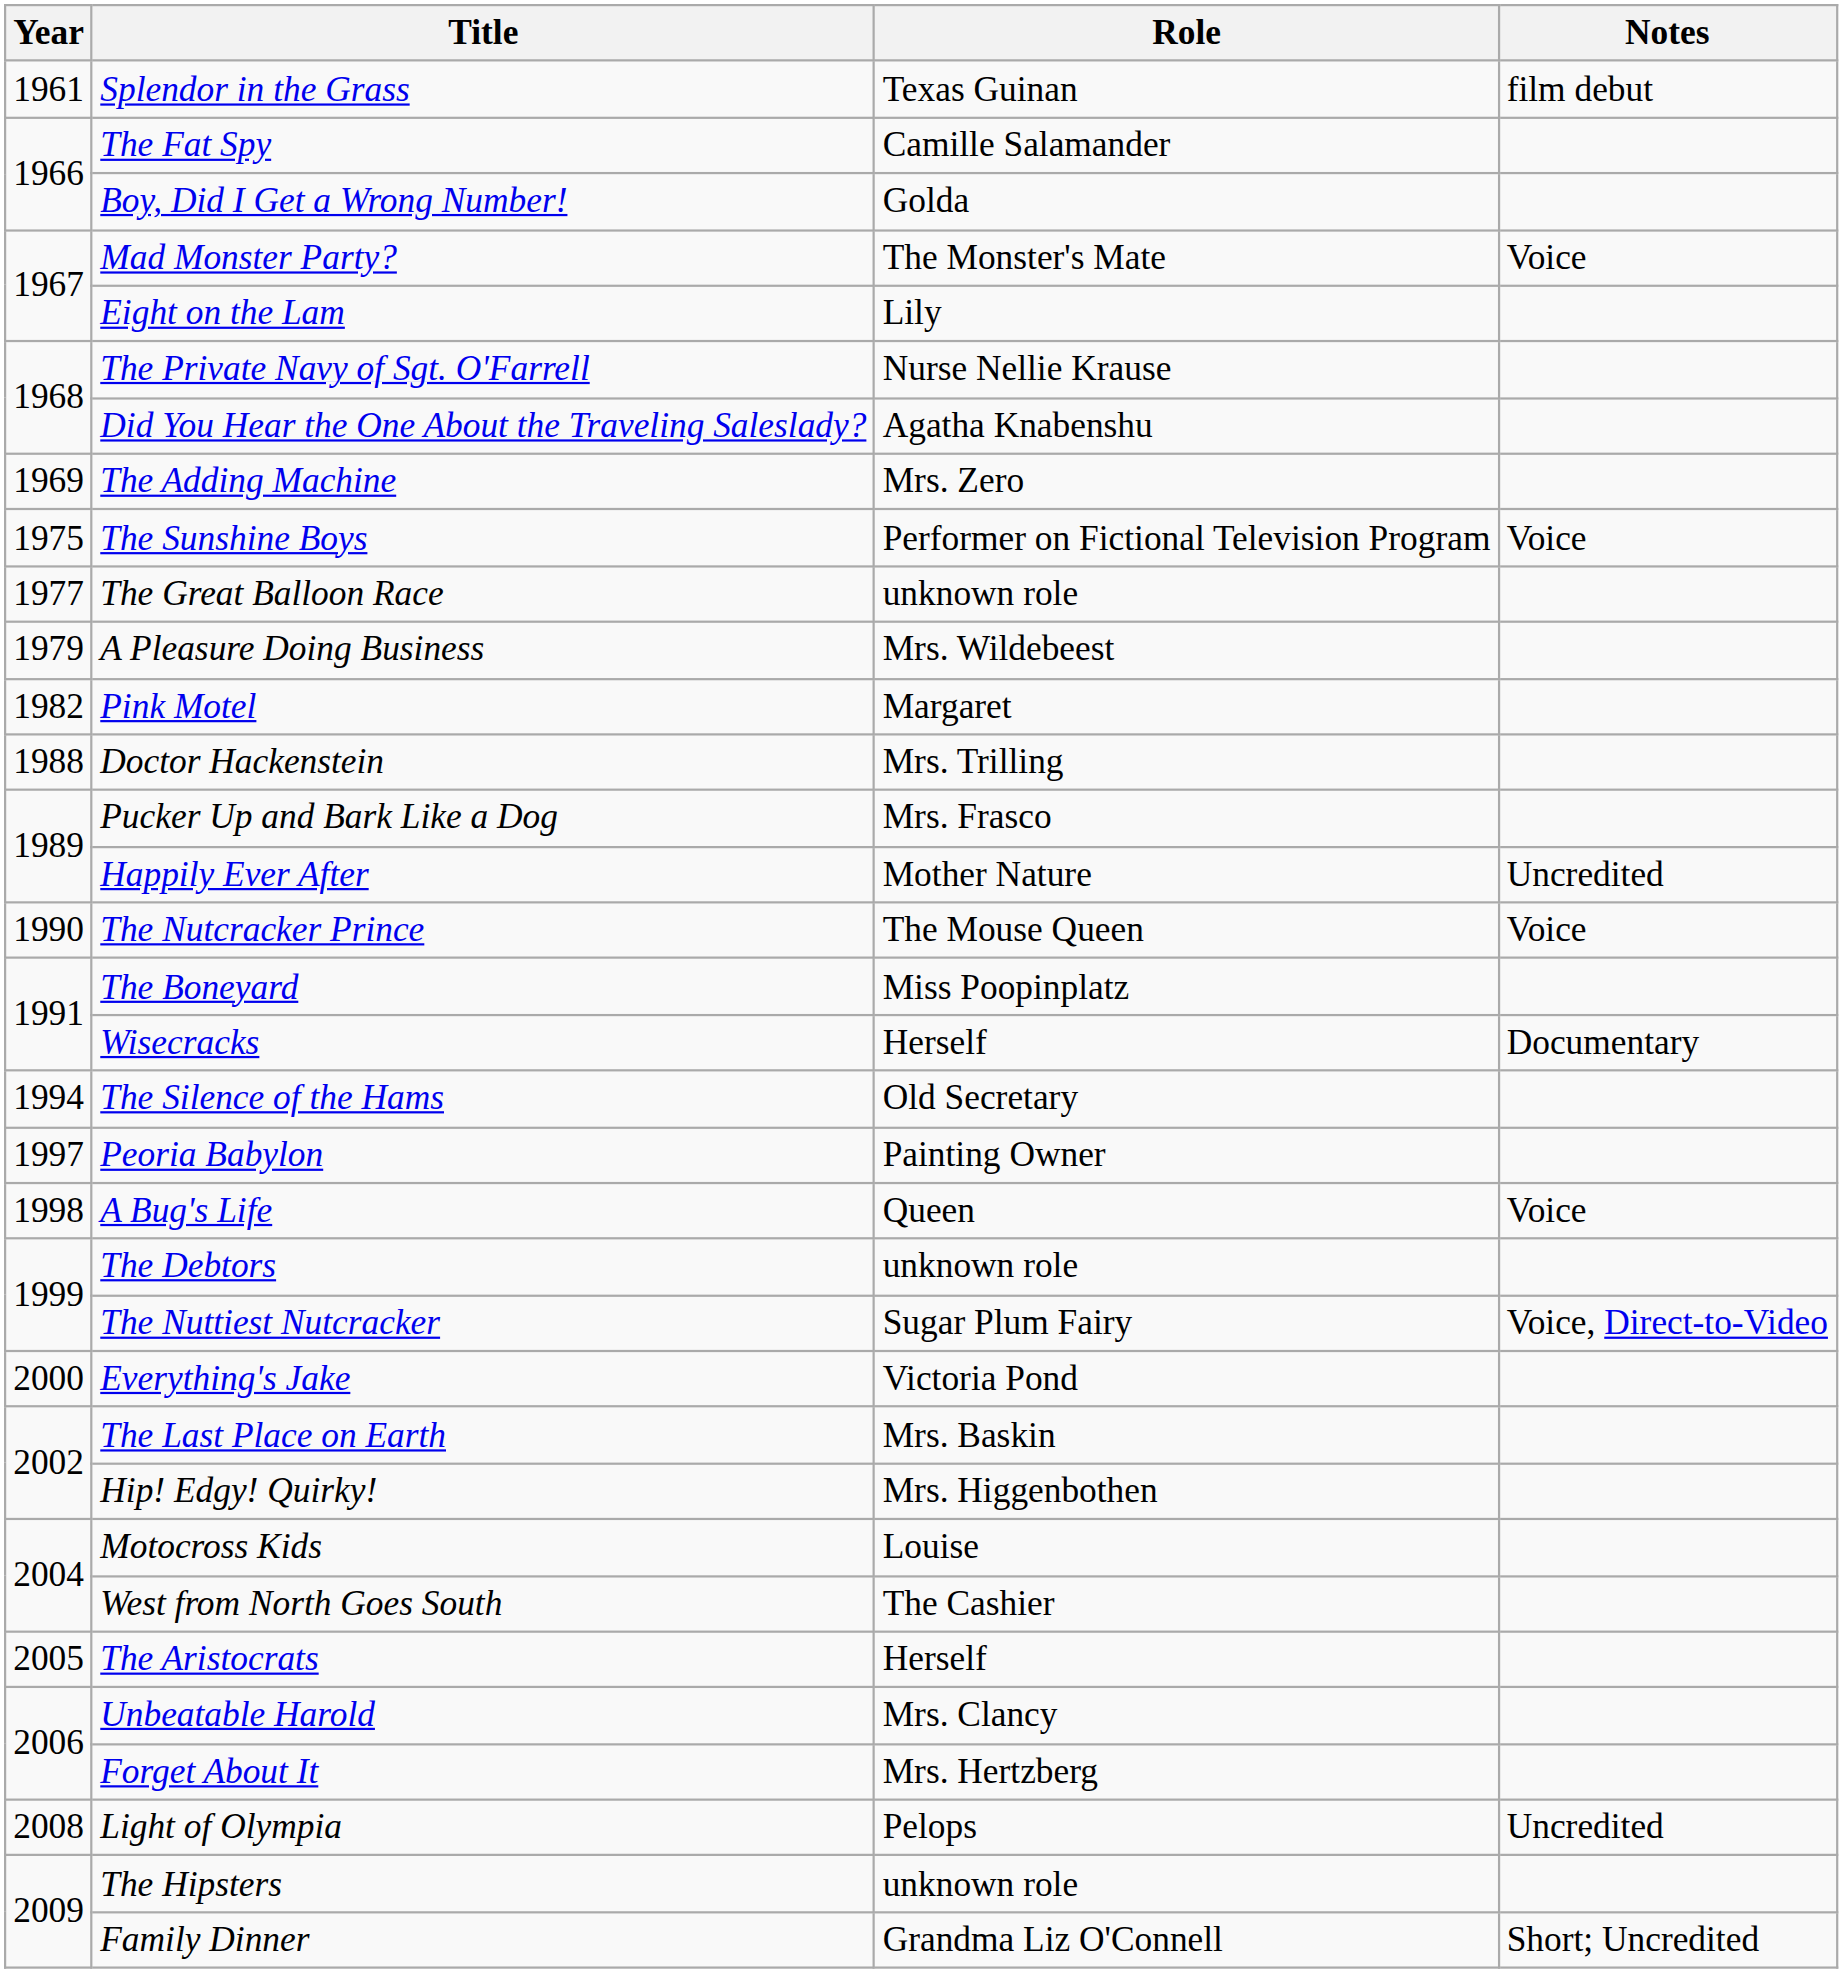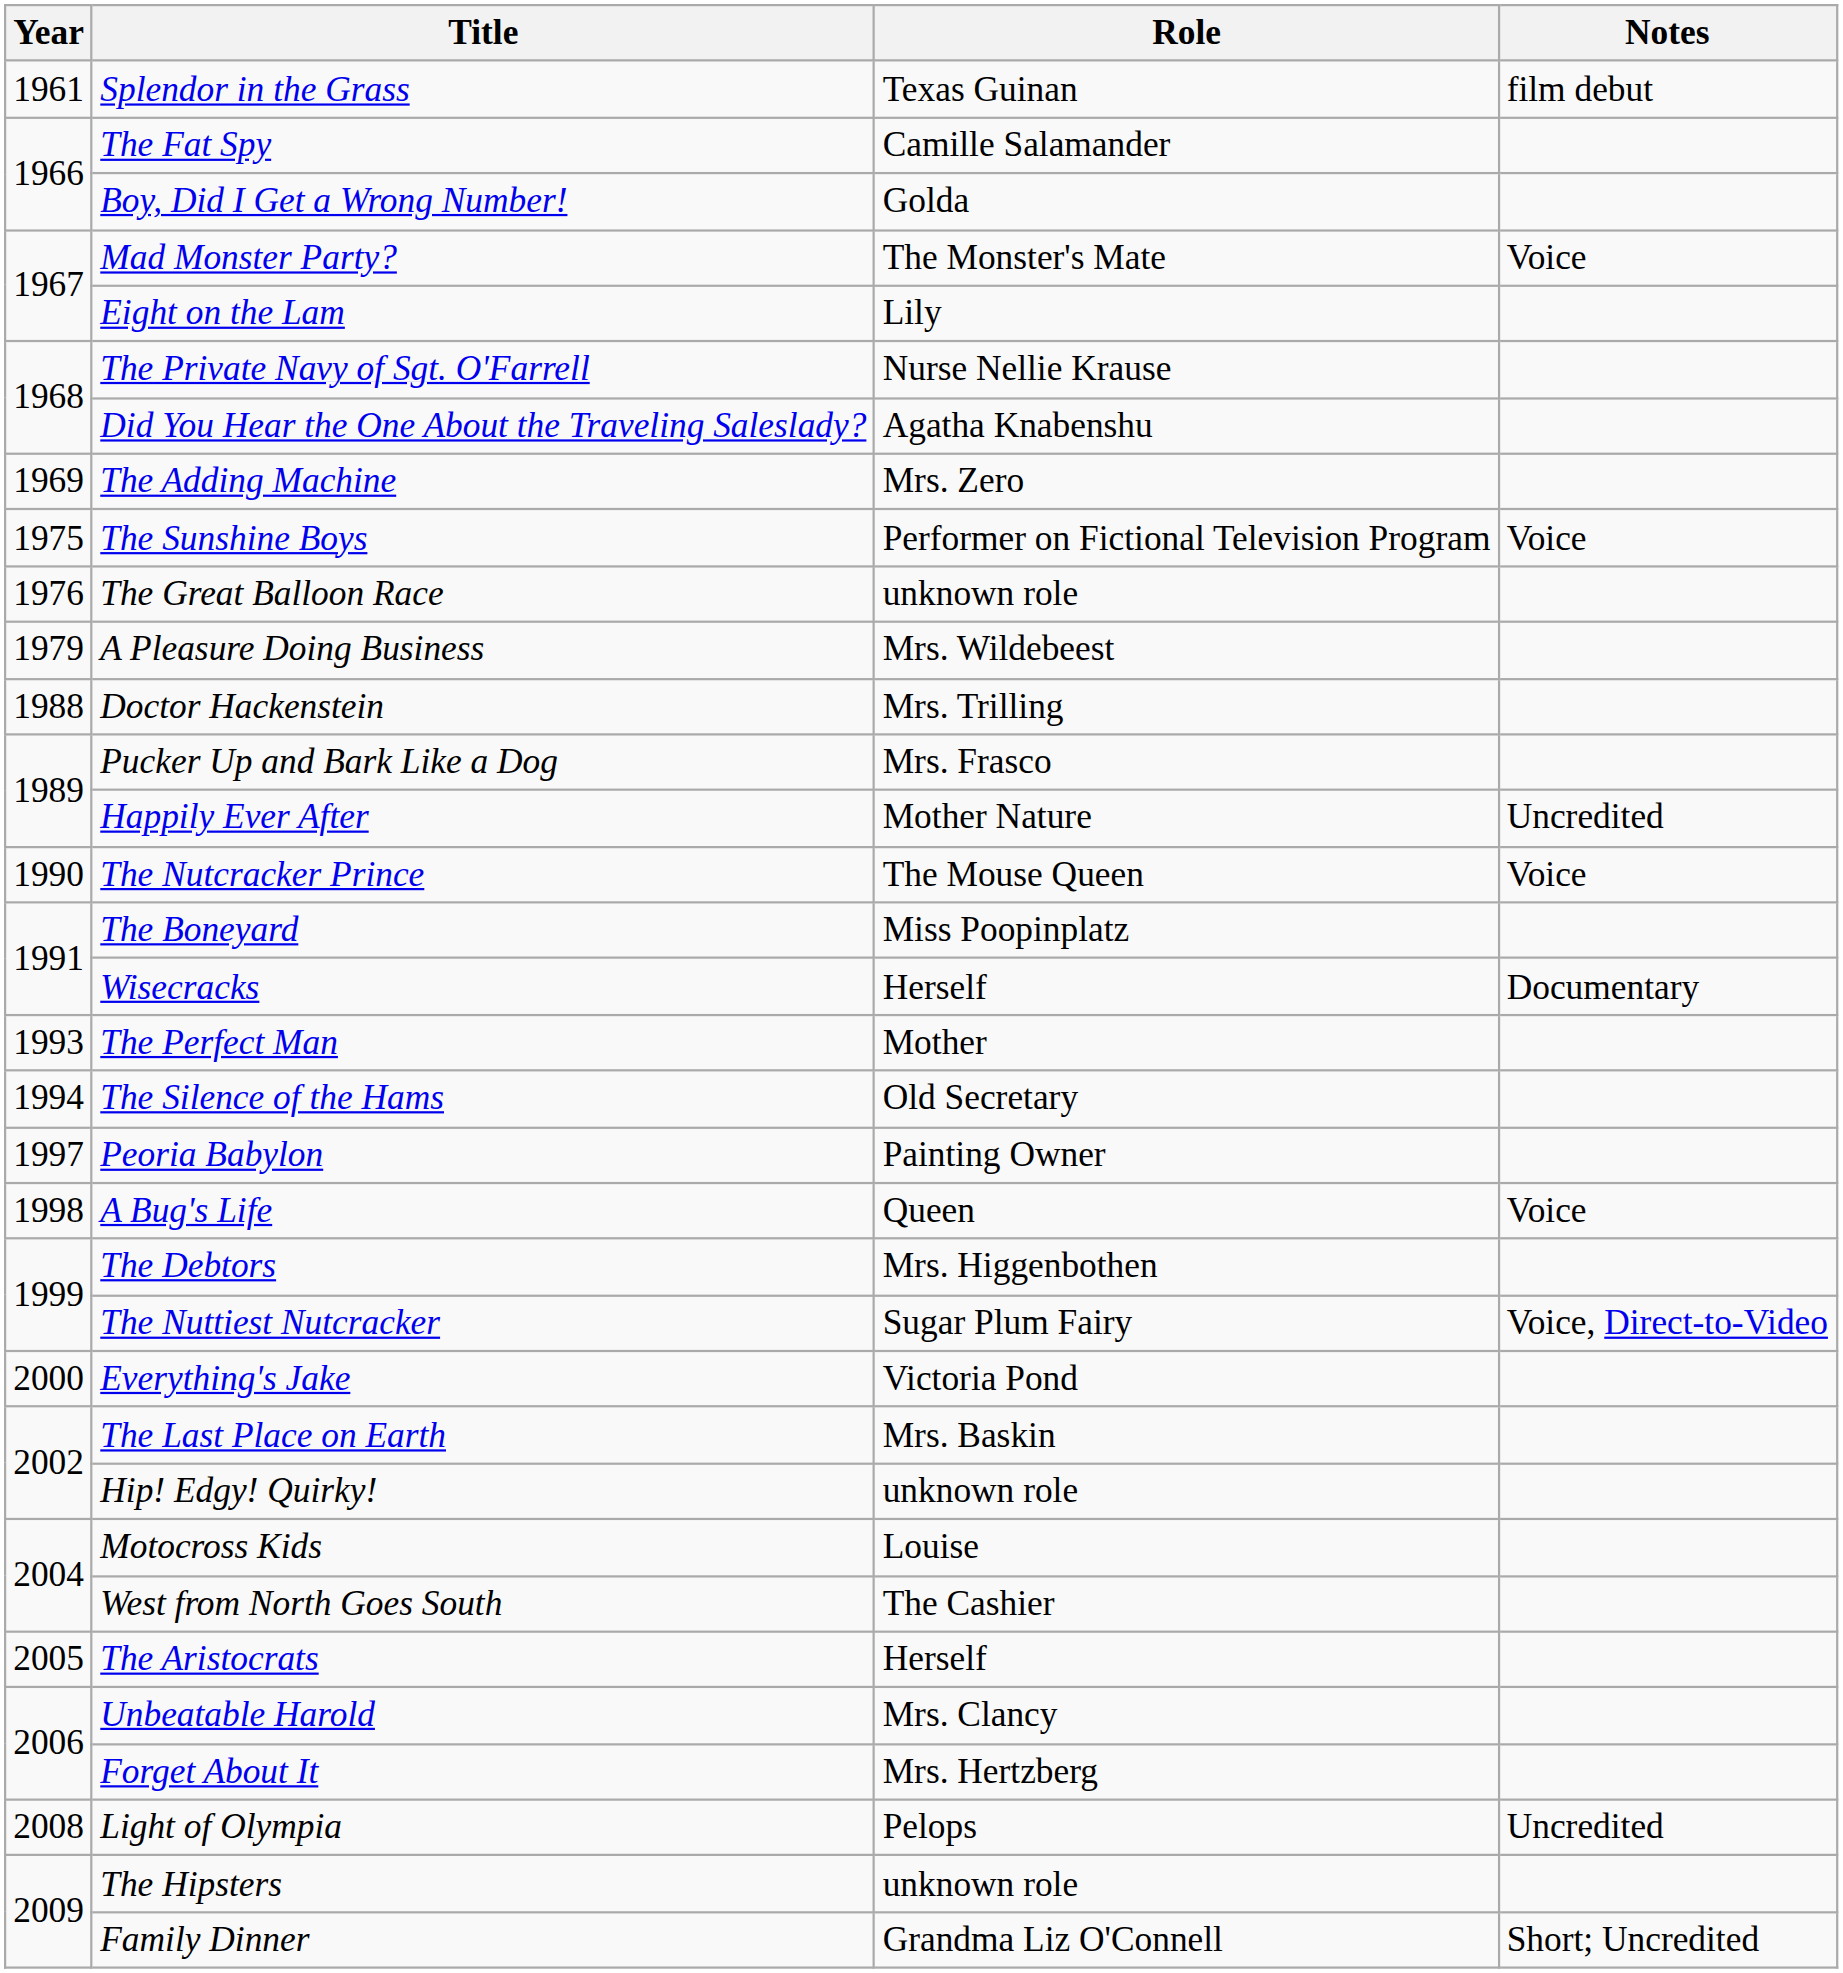(49, 593) 1977 -> (49, 593) 1976
- row: (178, 705)
+ row: (219, 1041)
(980, 1266) unknown role -> (1020, 1266) Mrs. Higgenbothen
(1020, 1490) Mrs. Higgenbothen -> (980, 1490) unknown role
